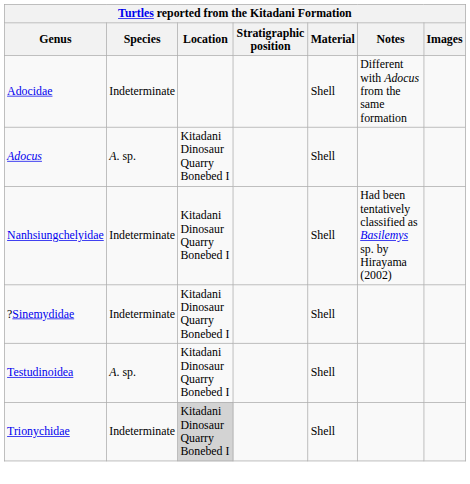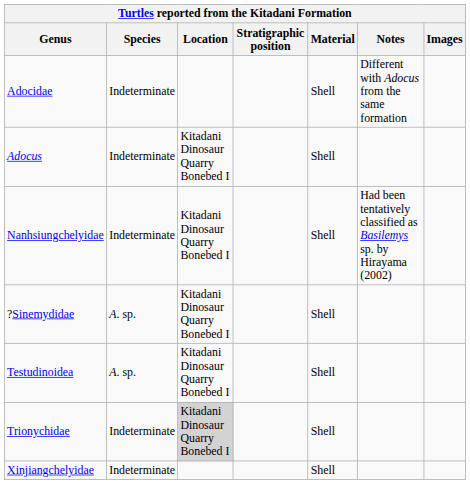(123, 156) A. sp. -> (142, 156) Indeterminate
(142, 314) Indeterminate -> (123, 314) A. sp.
+ row: (50, 470)
